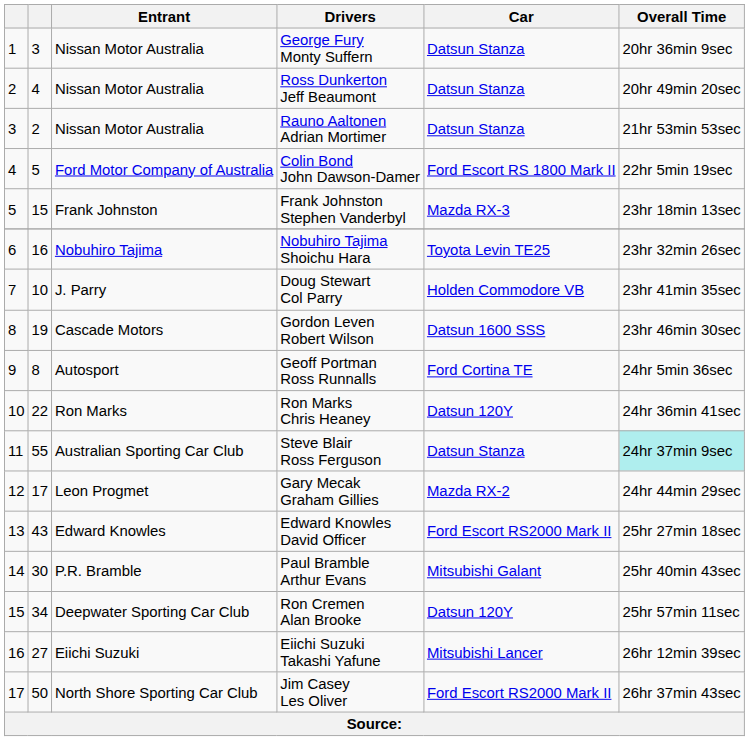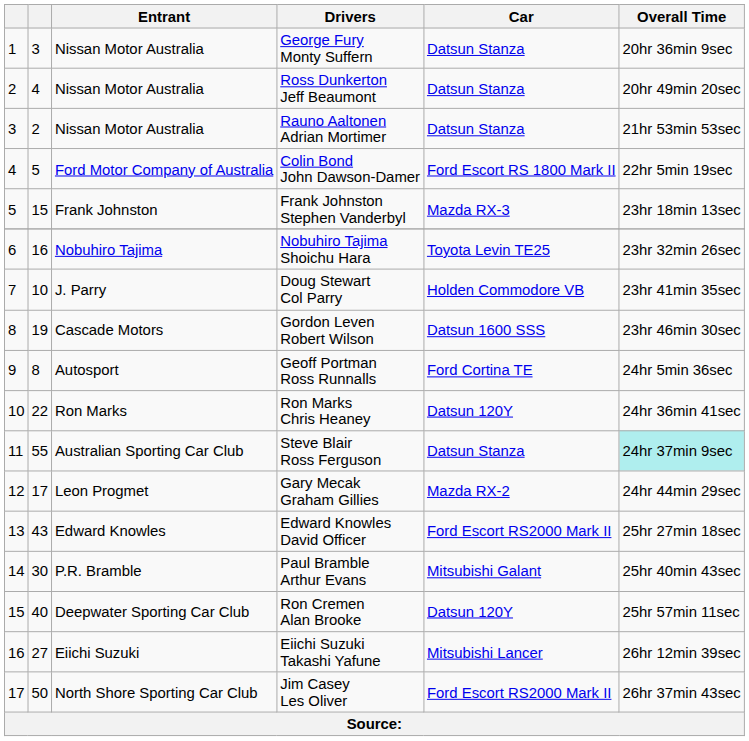(40, 612) 34 -> (40, 612) 40
